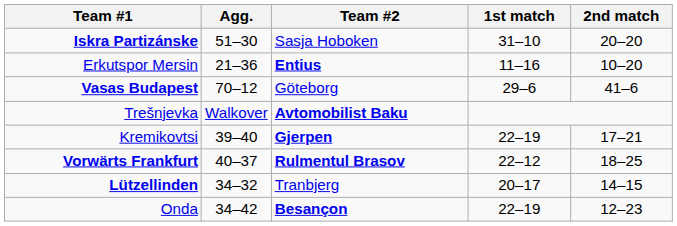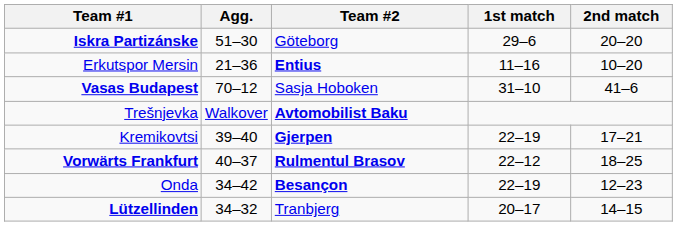(326, 40) Sasja Hoboken -> (306, 40) Göteborg
(519, 40) 31–10 -> (519, 40) 29–6
(306, 88) Göteborg -> (326, 88) Sasja Hoboken
(519, 88) 29–6 -> (519, 88) 31–10
rows swapped: (179, 209) <-> (154, 185)
